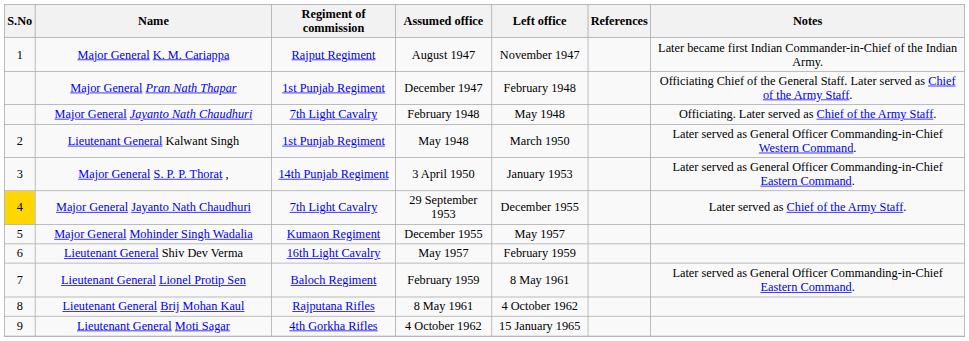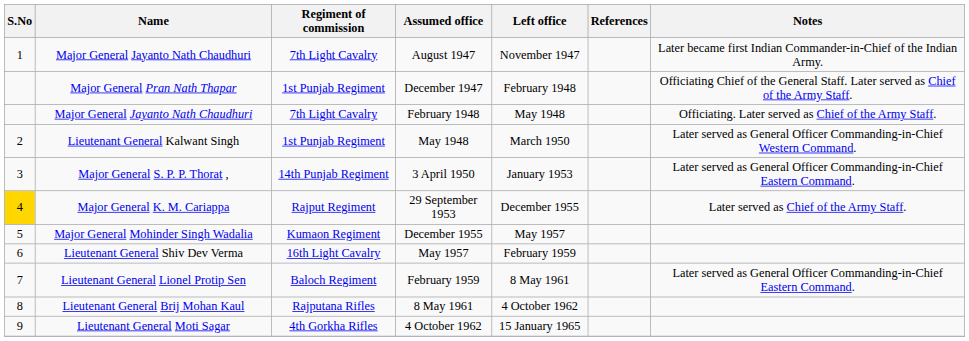(153, 54) Major General K. M. Cariappa -> (153, 54) Major General Jayanto Nath Chaudhuri
(334, 54) Rajput Regiment -> (334, 54) 7th Light Cavalry
(153, 207) Major General Jayanto Nath Chaudhuri -> (153, 207) Major General K. M. Cariappa
(334, 207) 7th Light Cavalry -> (334, 207) Rajput Regiment
